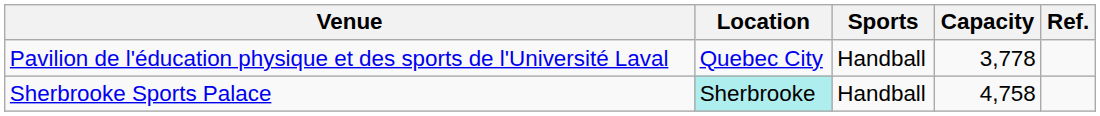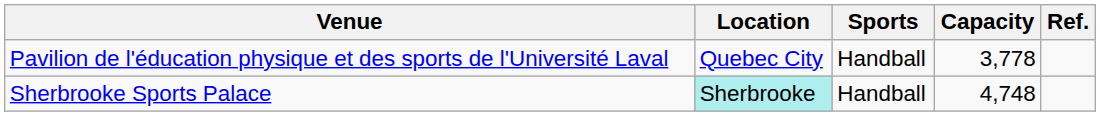(1008, 93) 4,758 -> (1008, 93) 4,748
